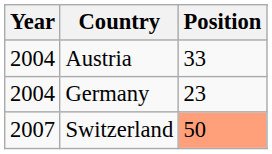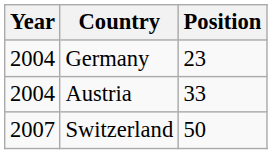rows swapped: (107, 93) <-> (99, 58)
(195, 129) lightsalmon background -> (195, 129) no background
